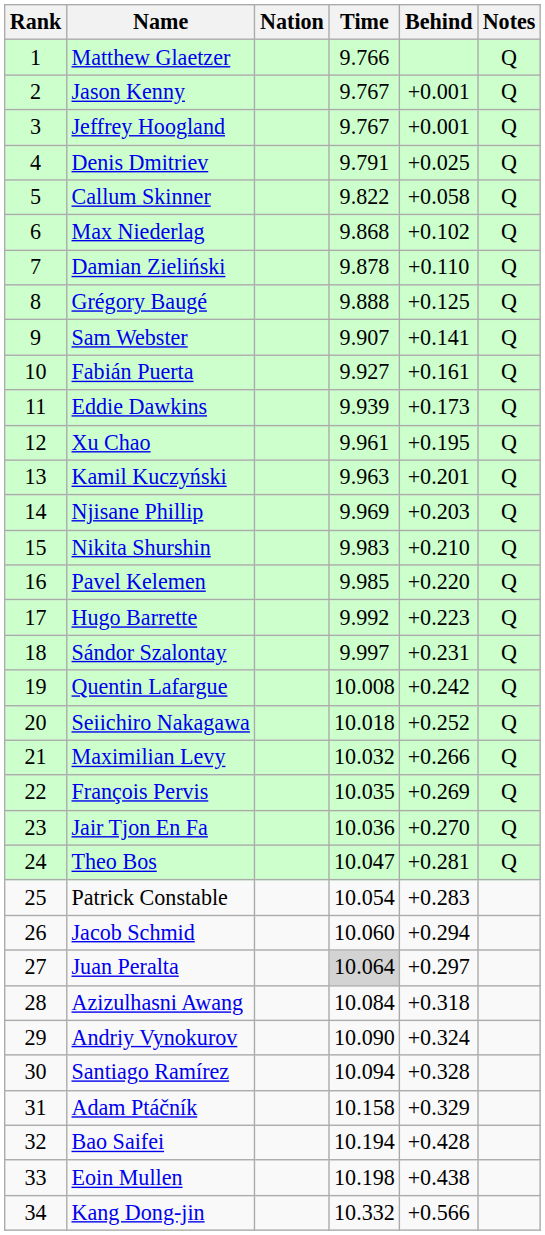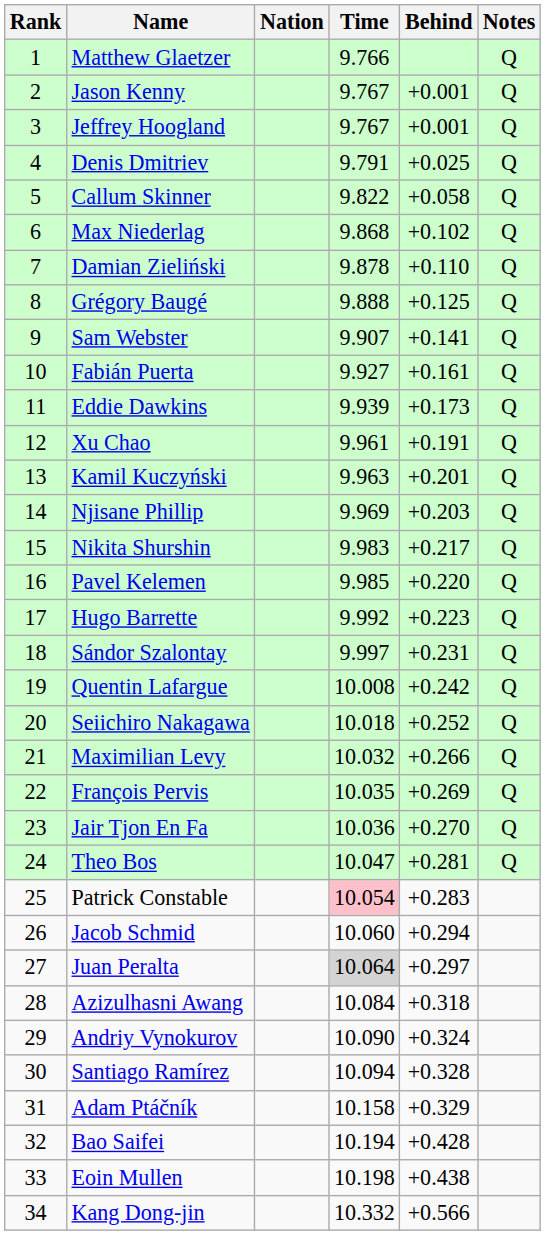(439, 442) +0.195 -> (439, 442) +0.191
(439, 547) +0.210 -> (439, 547) +0.217
(364, 897) no background -> (364, 897) pink background
